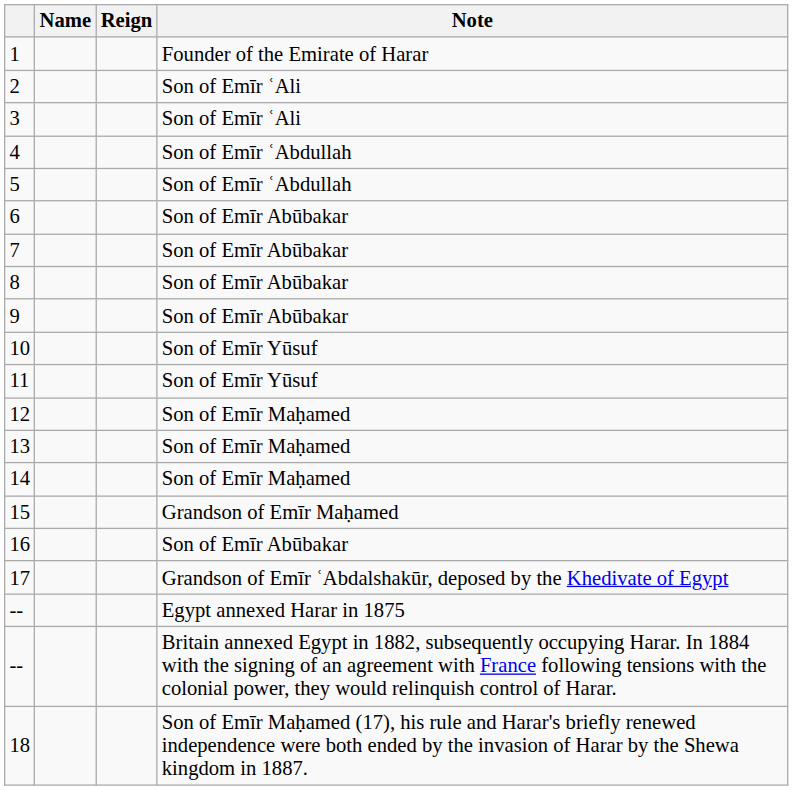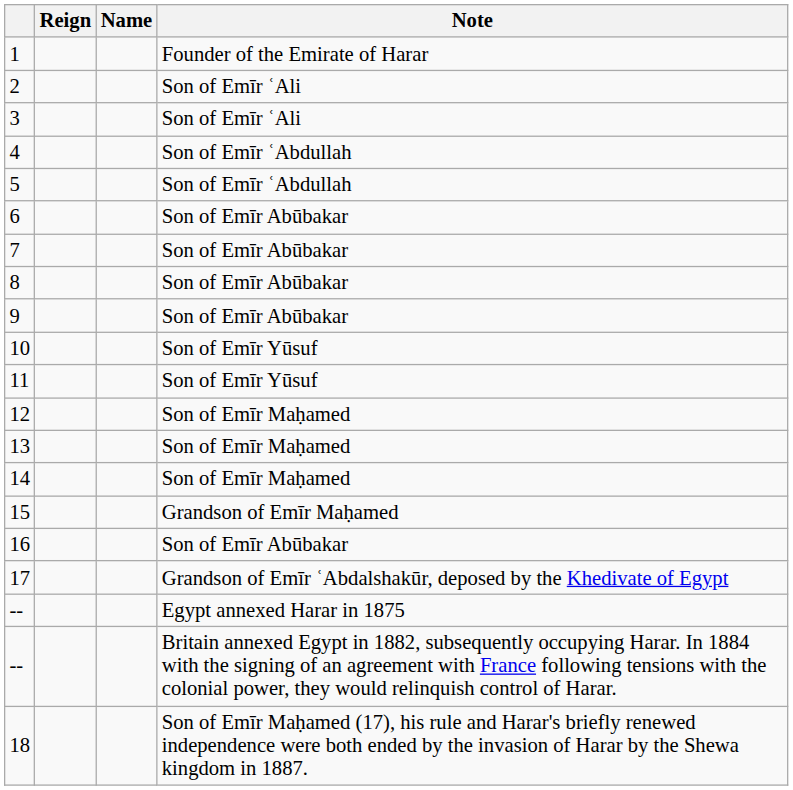columns swapped: (65, 20) <-> (126, 20)
